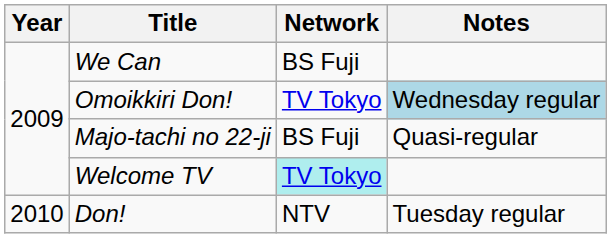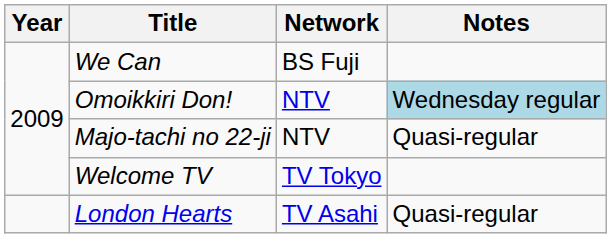(332, 99) TV Tokyo -> (306, 99) NTV
(321, 137) BS Fuji -> (306, 137) NTV
(332, 175) paleturquoise background -> (332, 175) no background
- row: (100, 213)
+ row: (153, 213)
